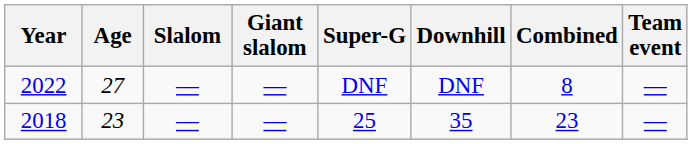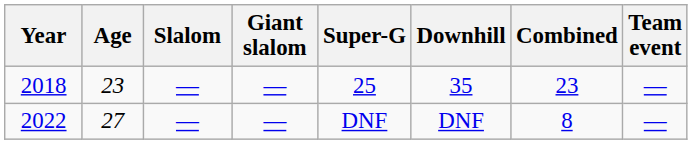rows swapped: (44, 120) <-> (44, 84)
